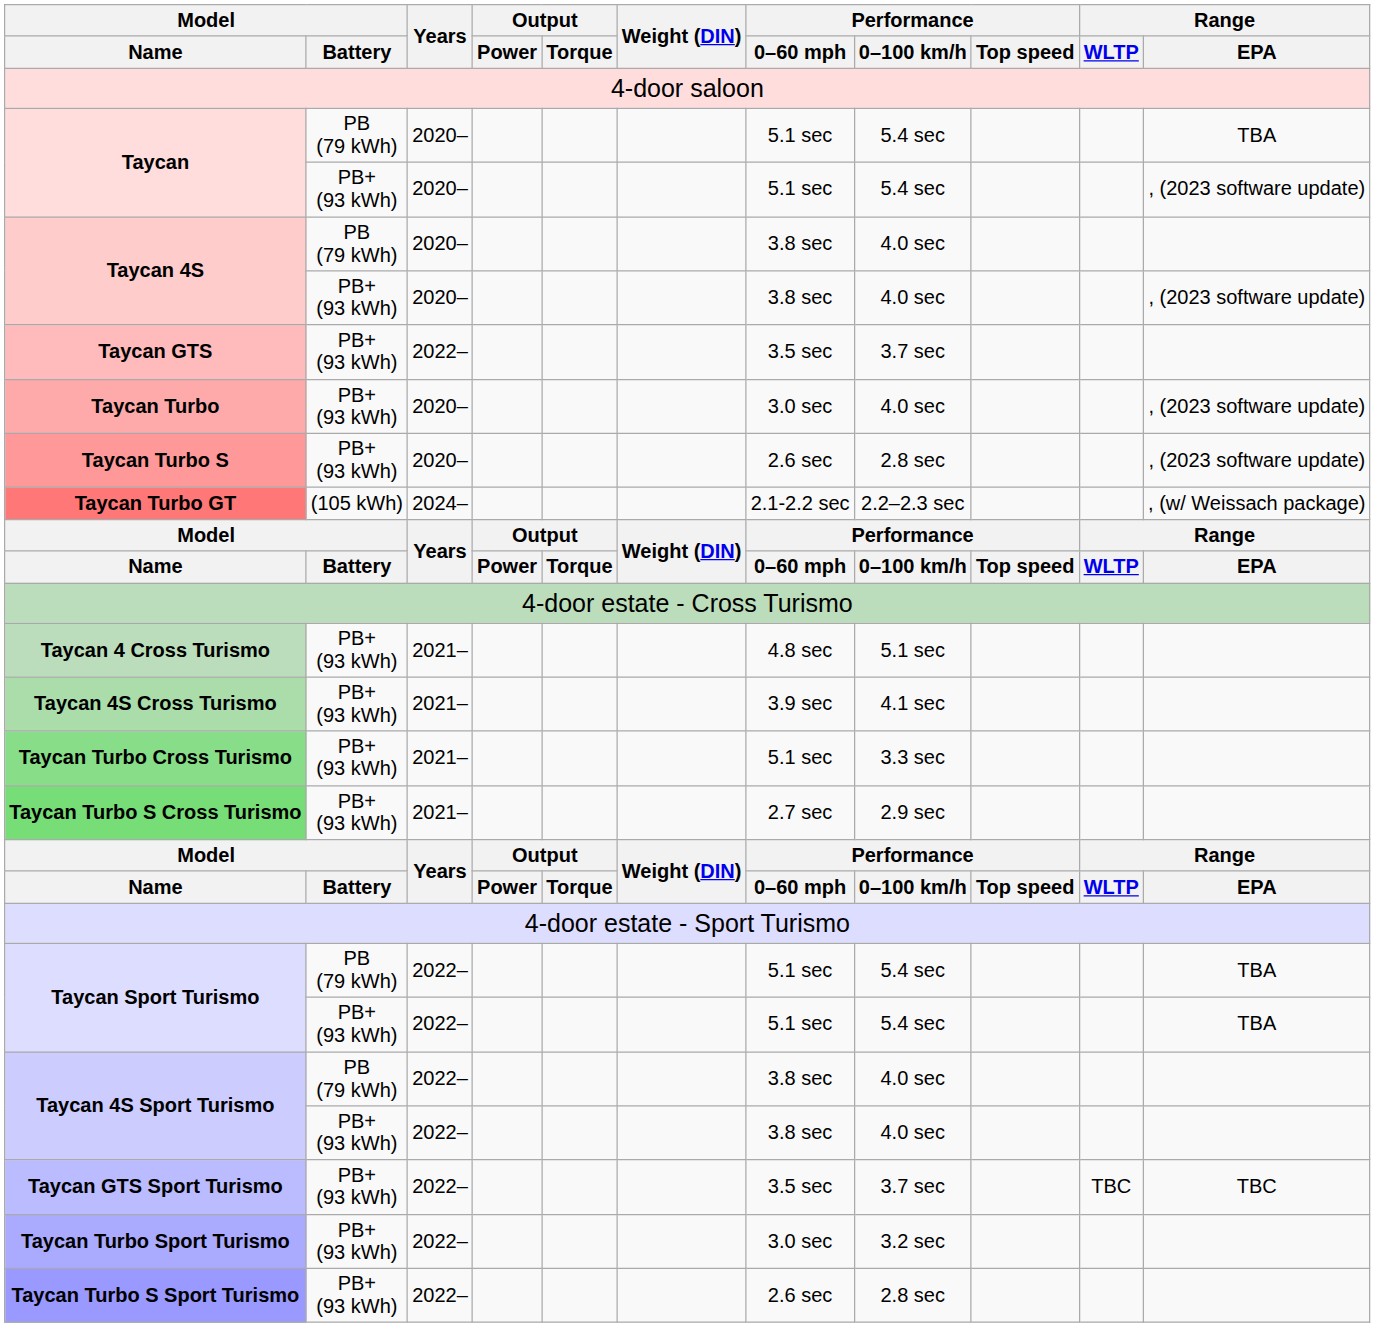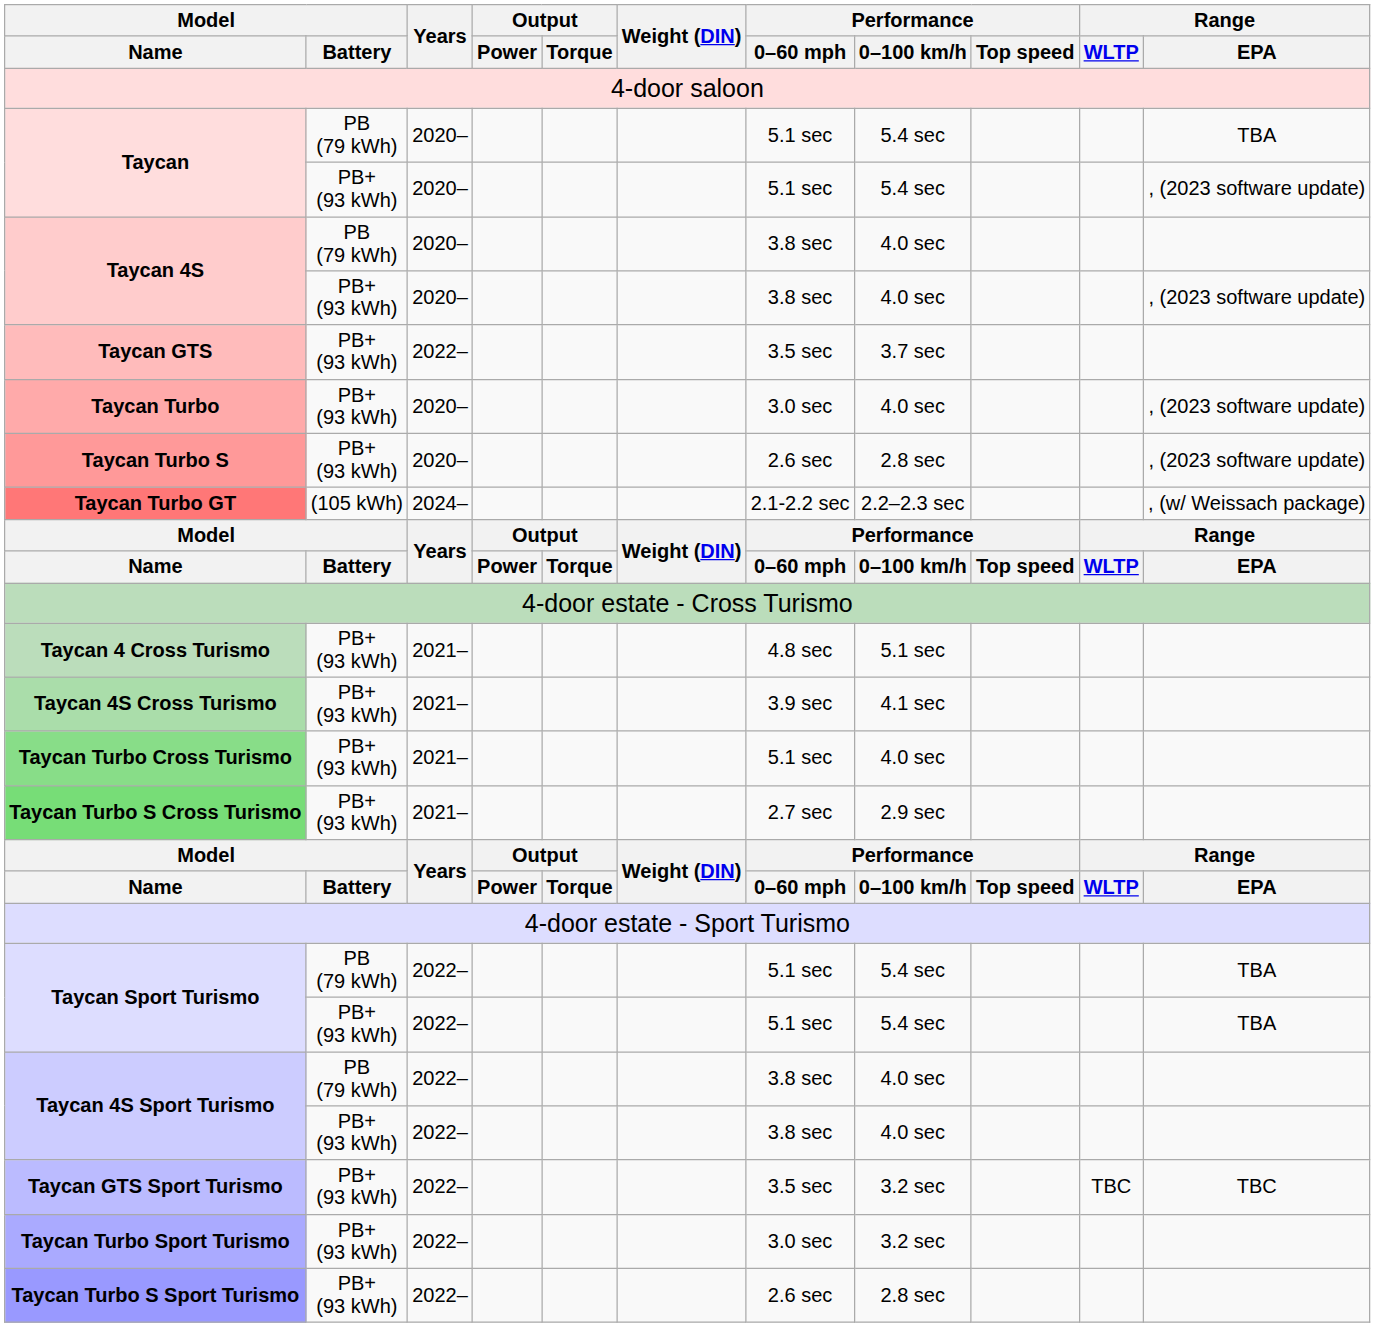(913, 758) 3.3 sec -> (913, 758) 4.0 sec
(913, 1186) 3.7 sec -> (913, 1186) 3.2 sec
